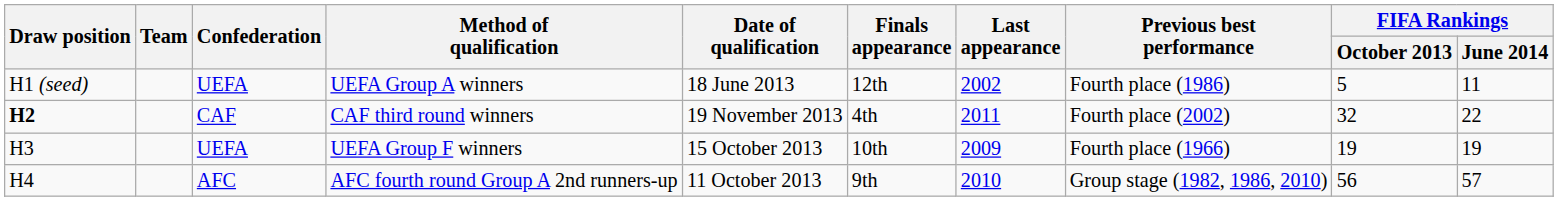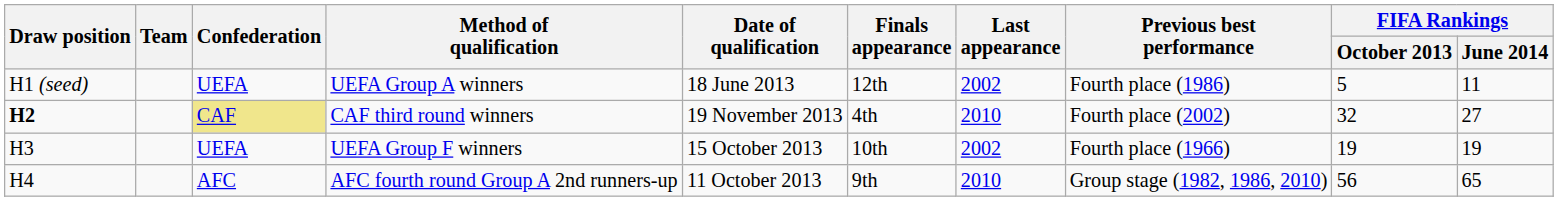(216, 116) no background -> (216, 116) khaki background
(981, 116) 2011 -> (981, 116) 2010
(1472, 116) 22 -> (1472, 116) 27
(981, 148) 2009 -> (981, 148) 2002
(1472, 180) 57 -> (1472, 180) 65
